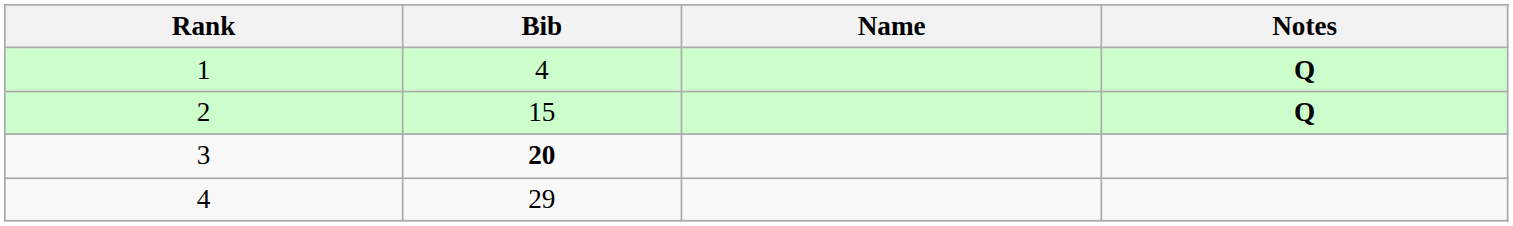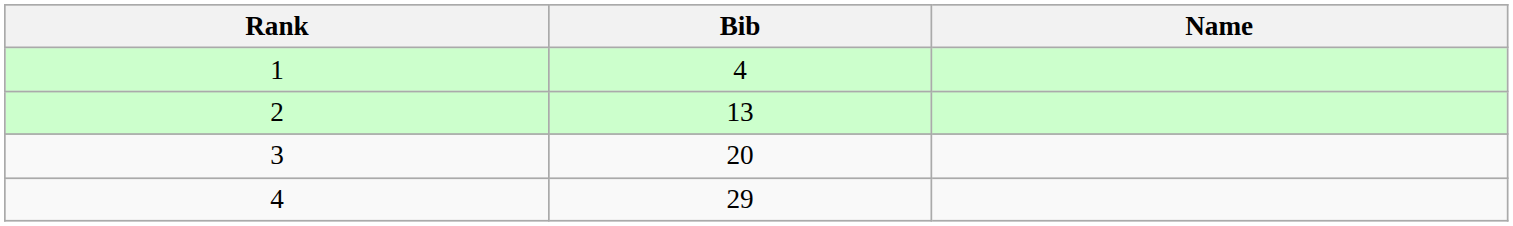- column: (1305, 26)
(542, 112) 15 -> (740, 112) 13
(542, 155) bold -> (740, 155) normal
